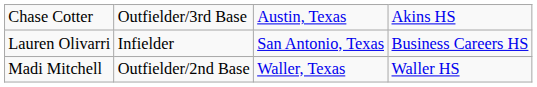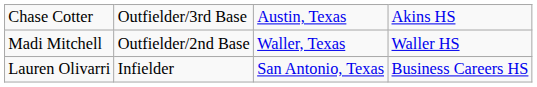rows swapped: (55, 69) <-> (59, 43)
